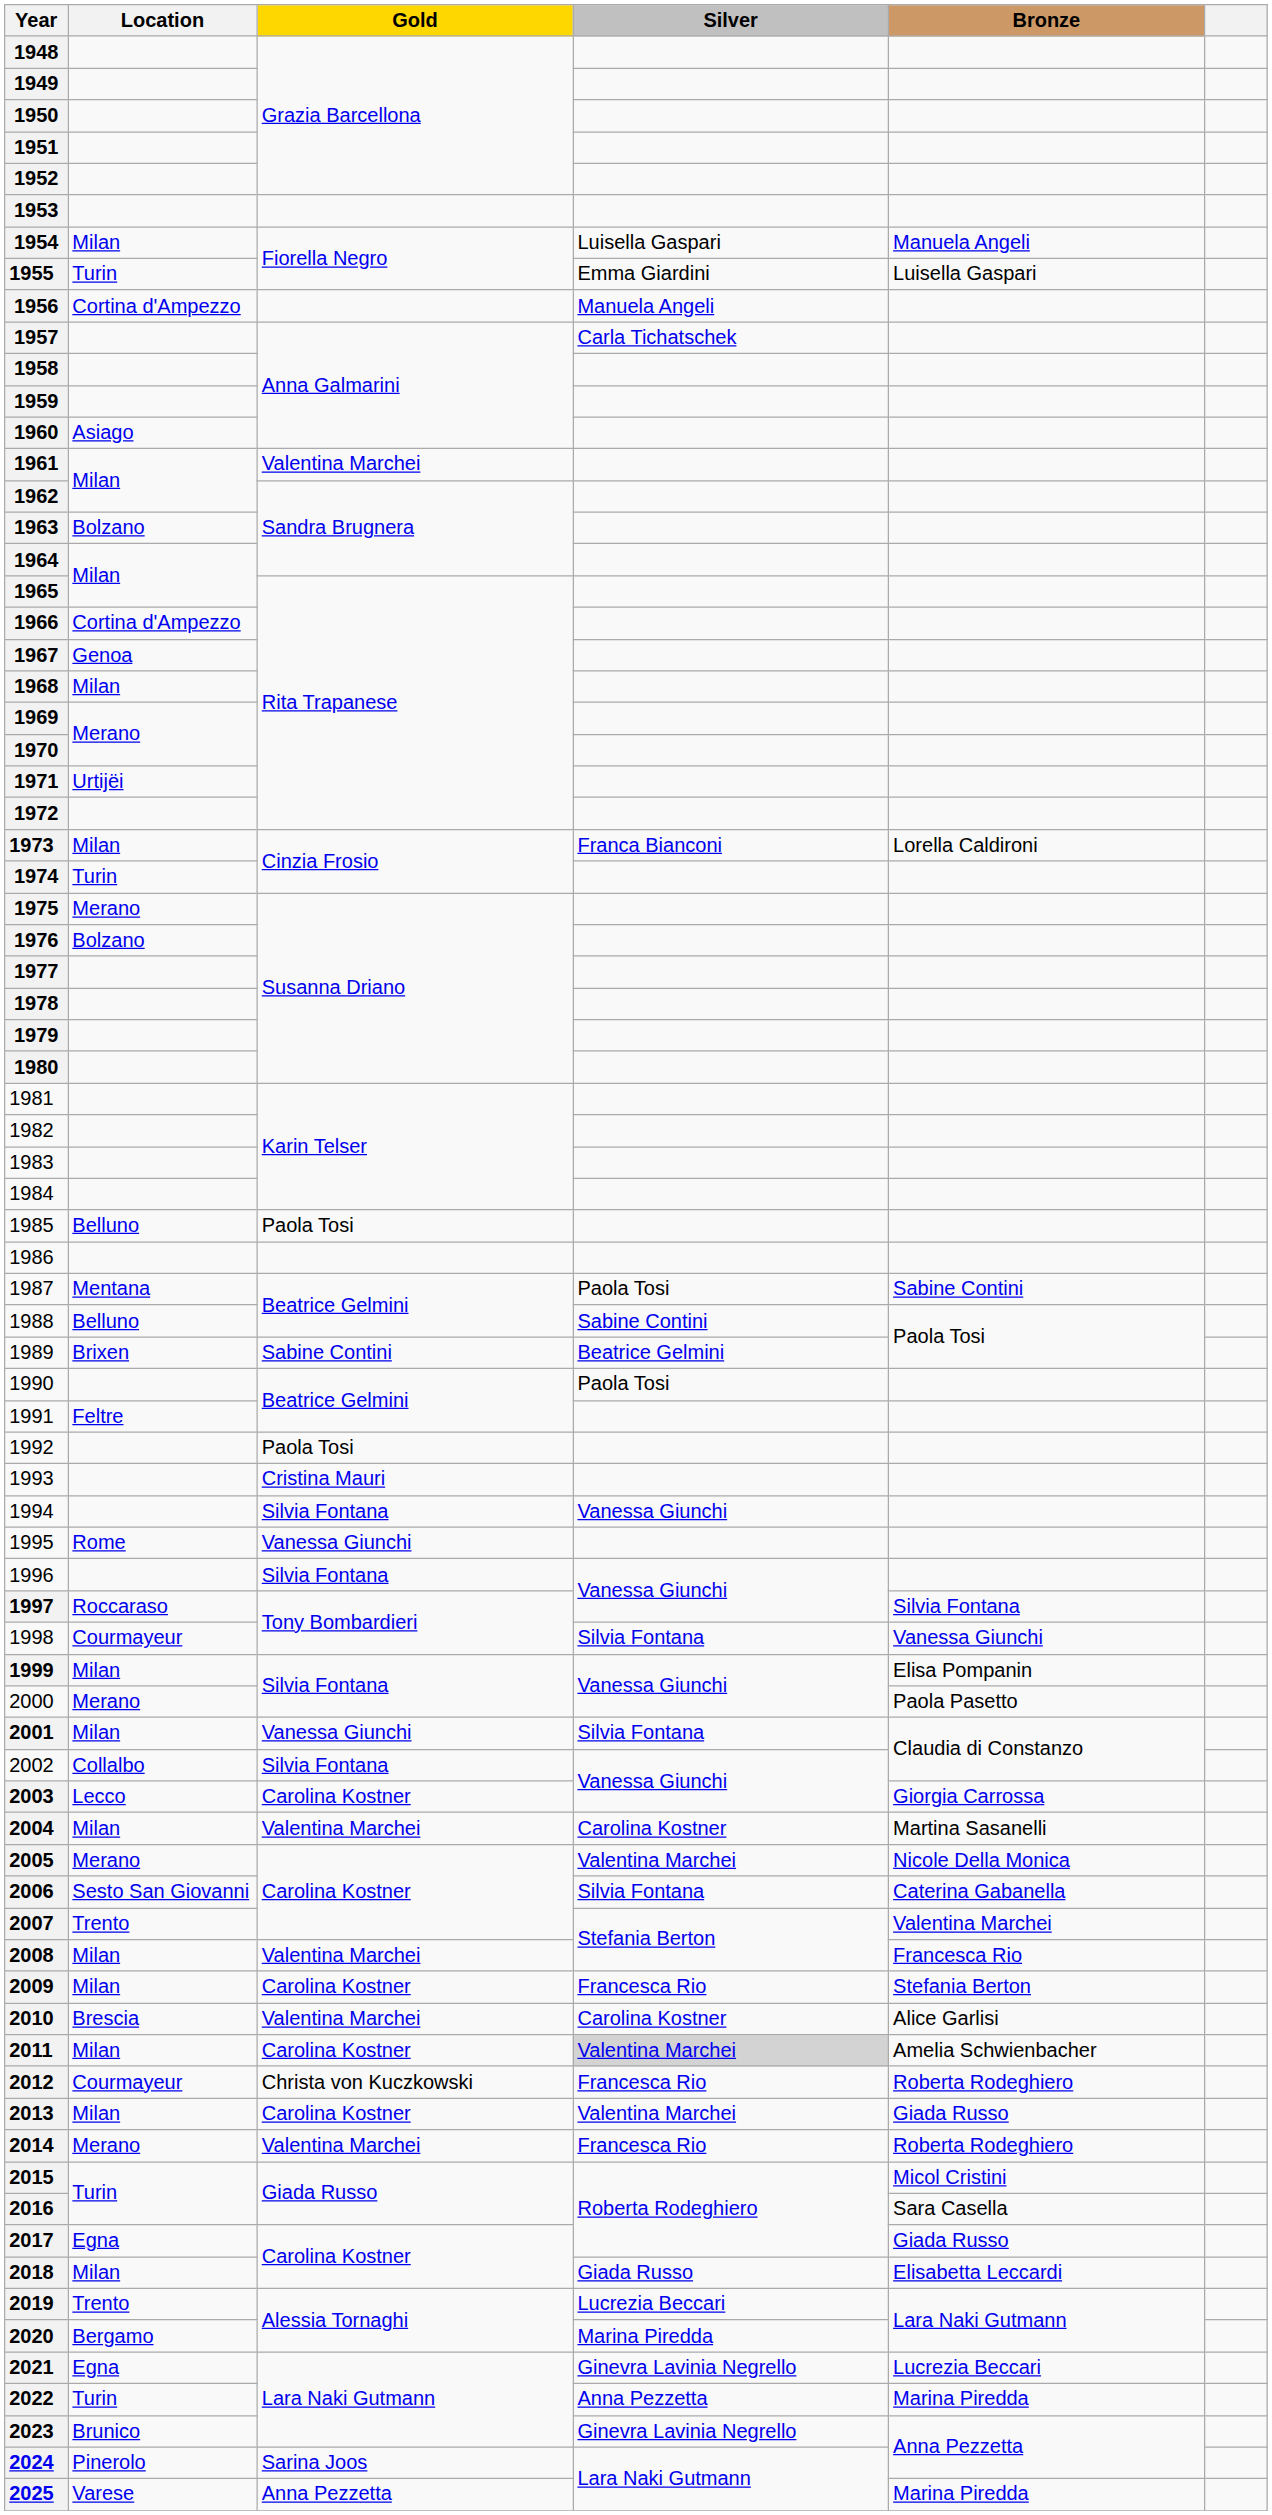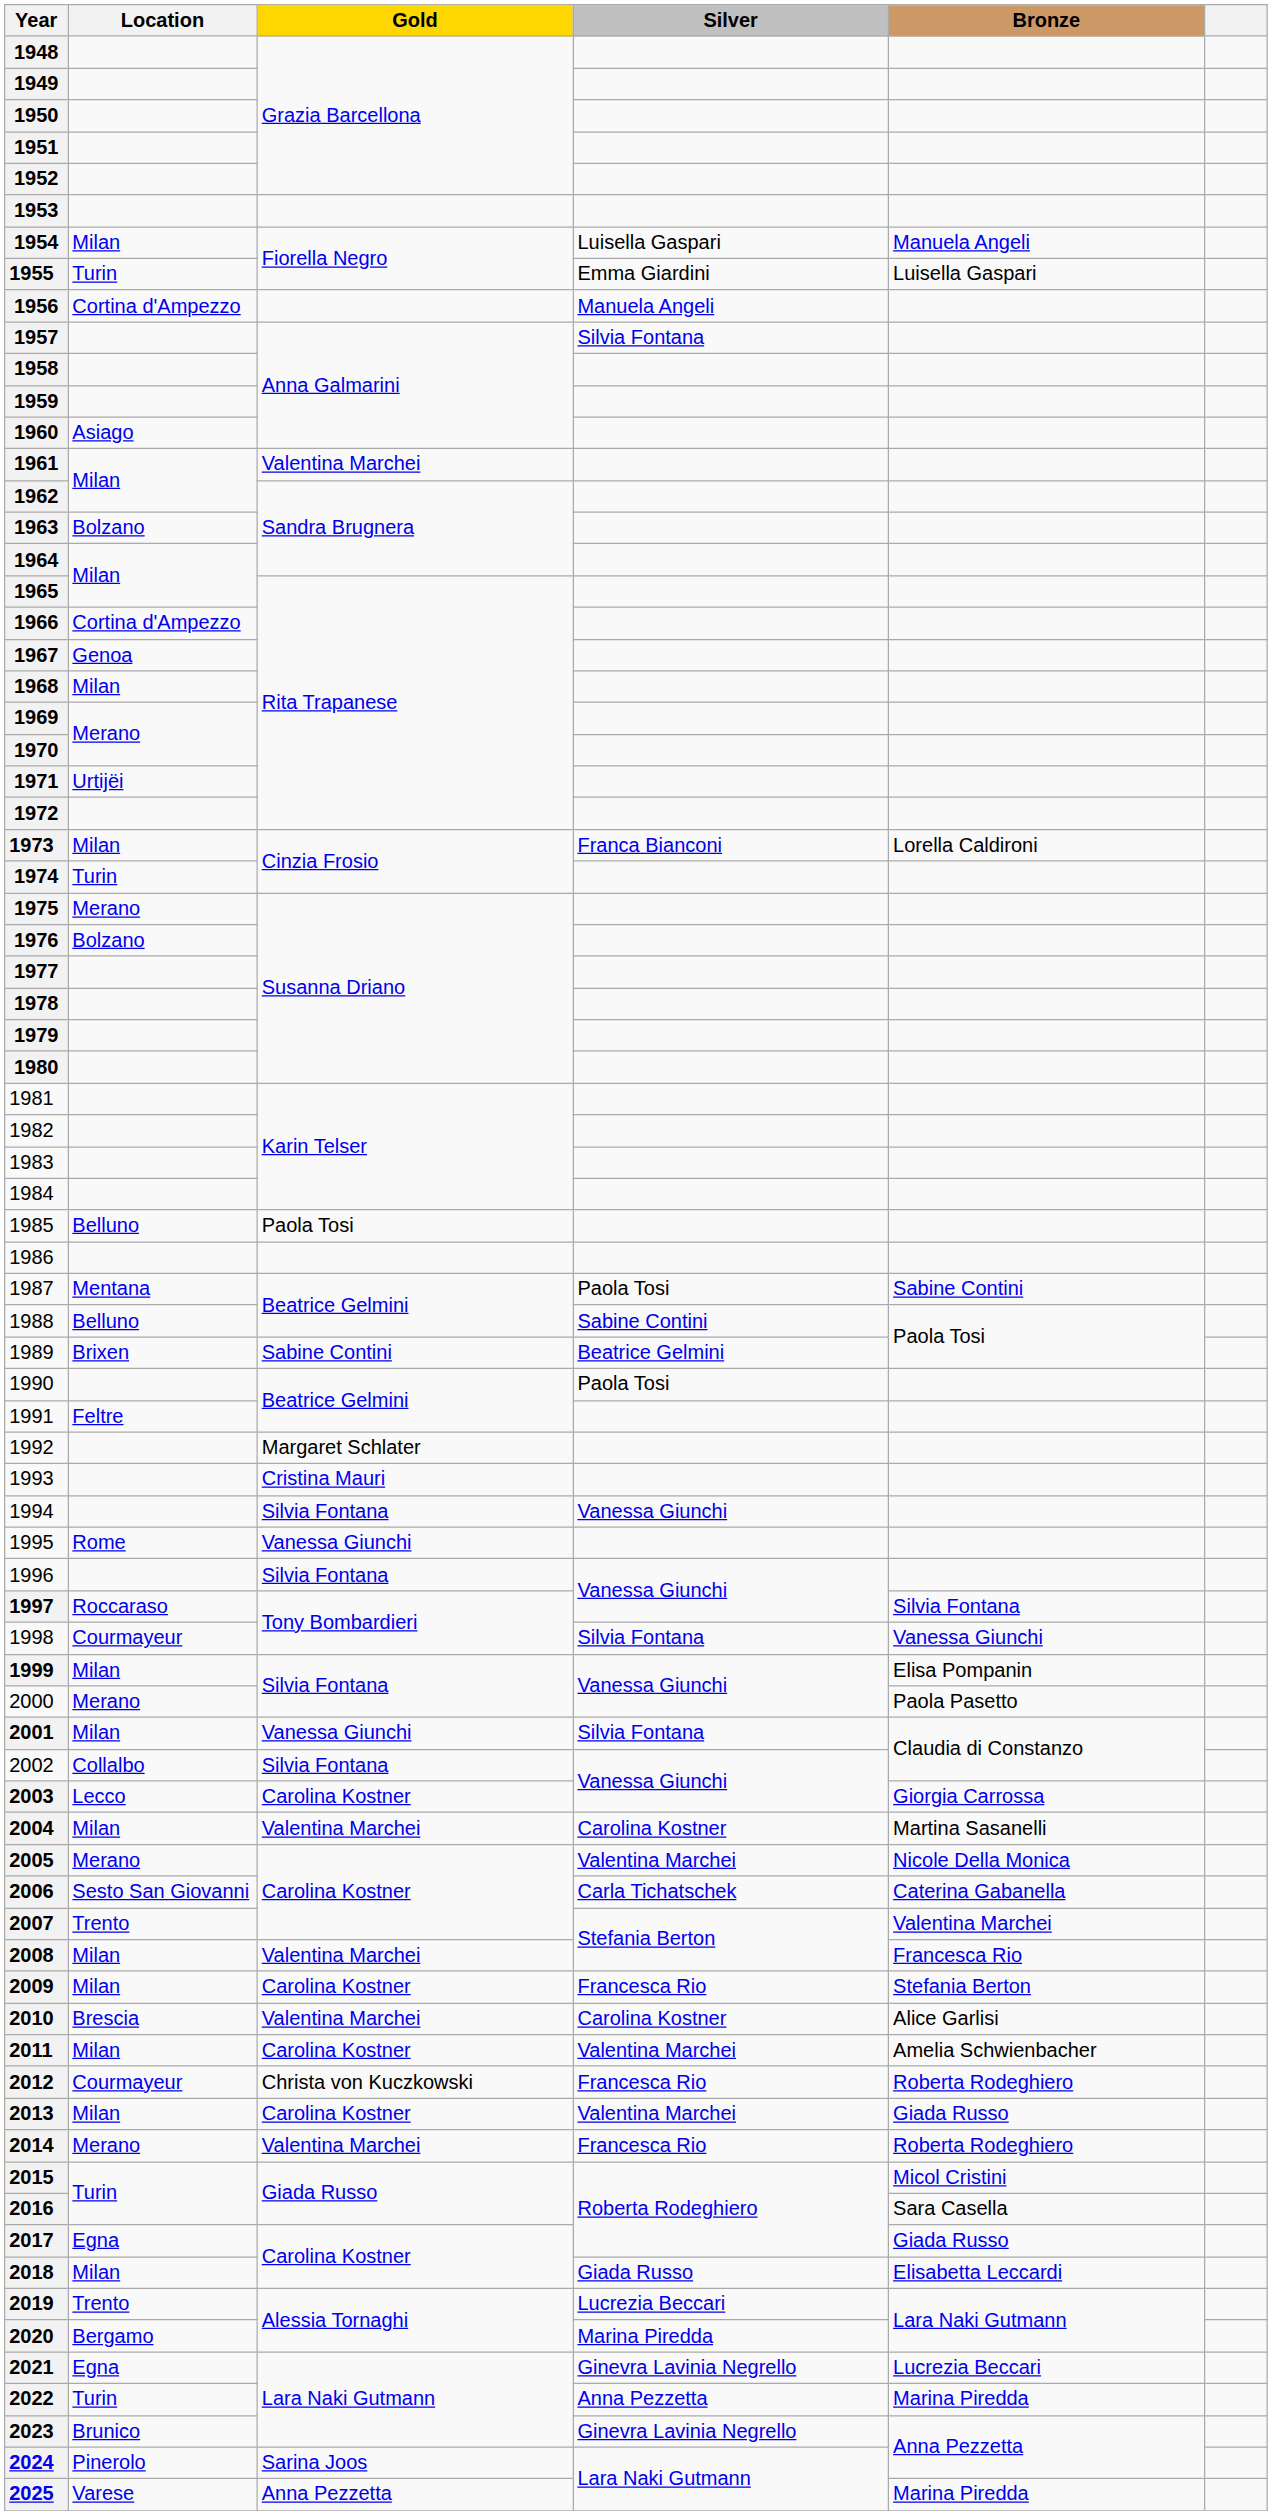(657, 337) Carla Tichatschek -> (641, 337) Silvia Fontana
(308, 1447) Paola Tosi -> (341, 1447) Margaret Schlater
(641, 1891) Silvia Fontana -> (657, 1891) Carla Tichatschek
(657, 2050) lightgrey background -> (657, 2050) no background
